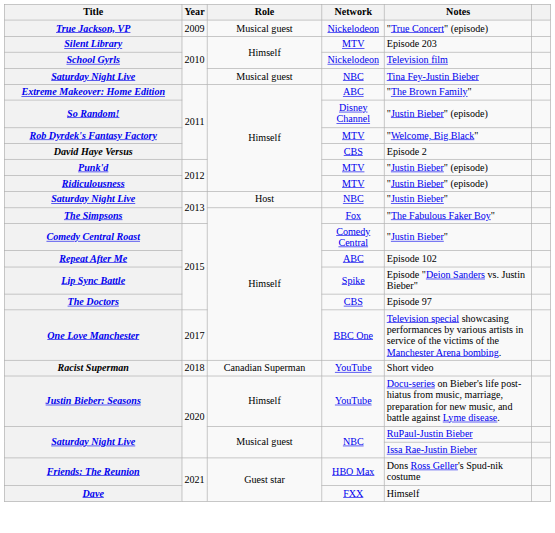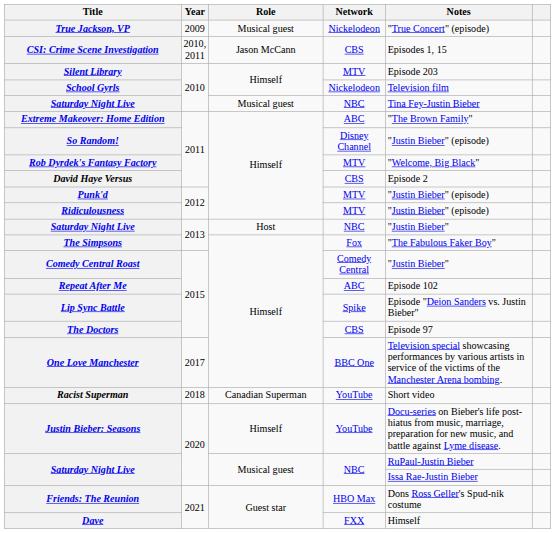+ row: (93, 50)
